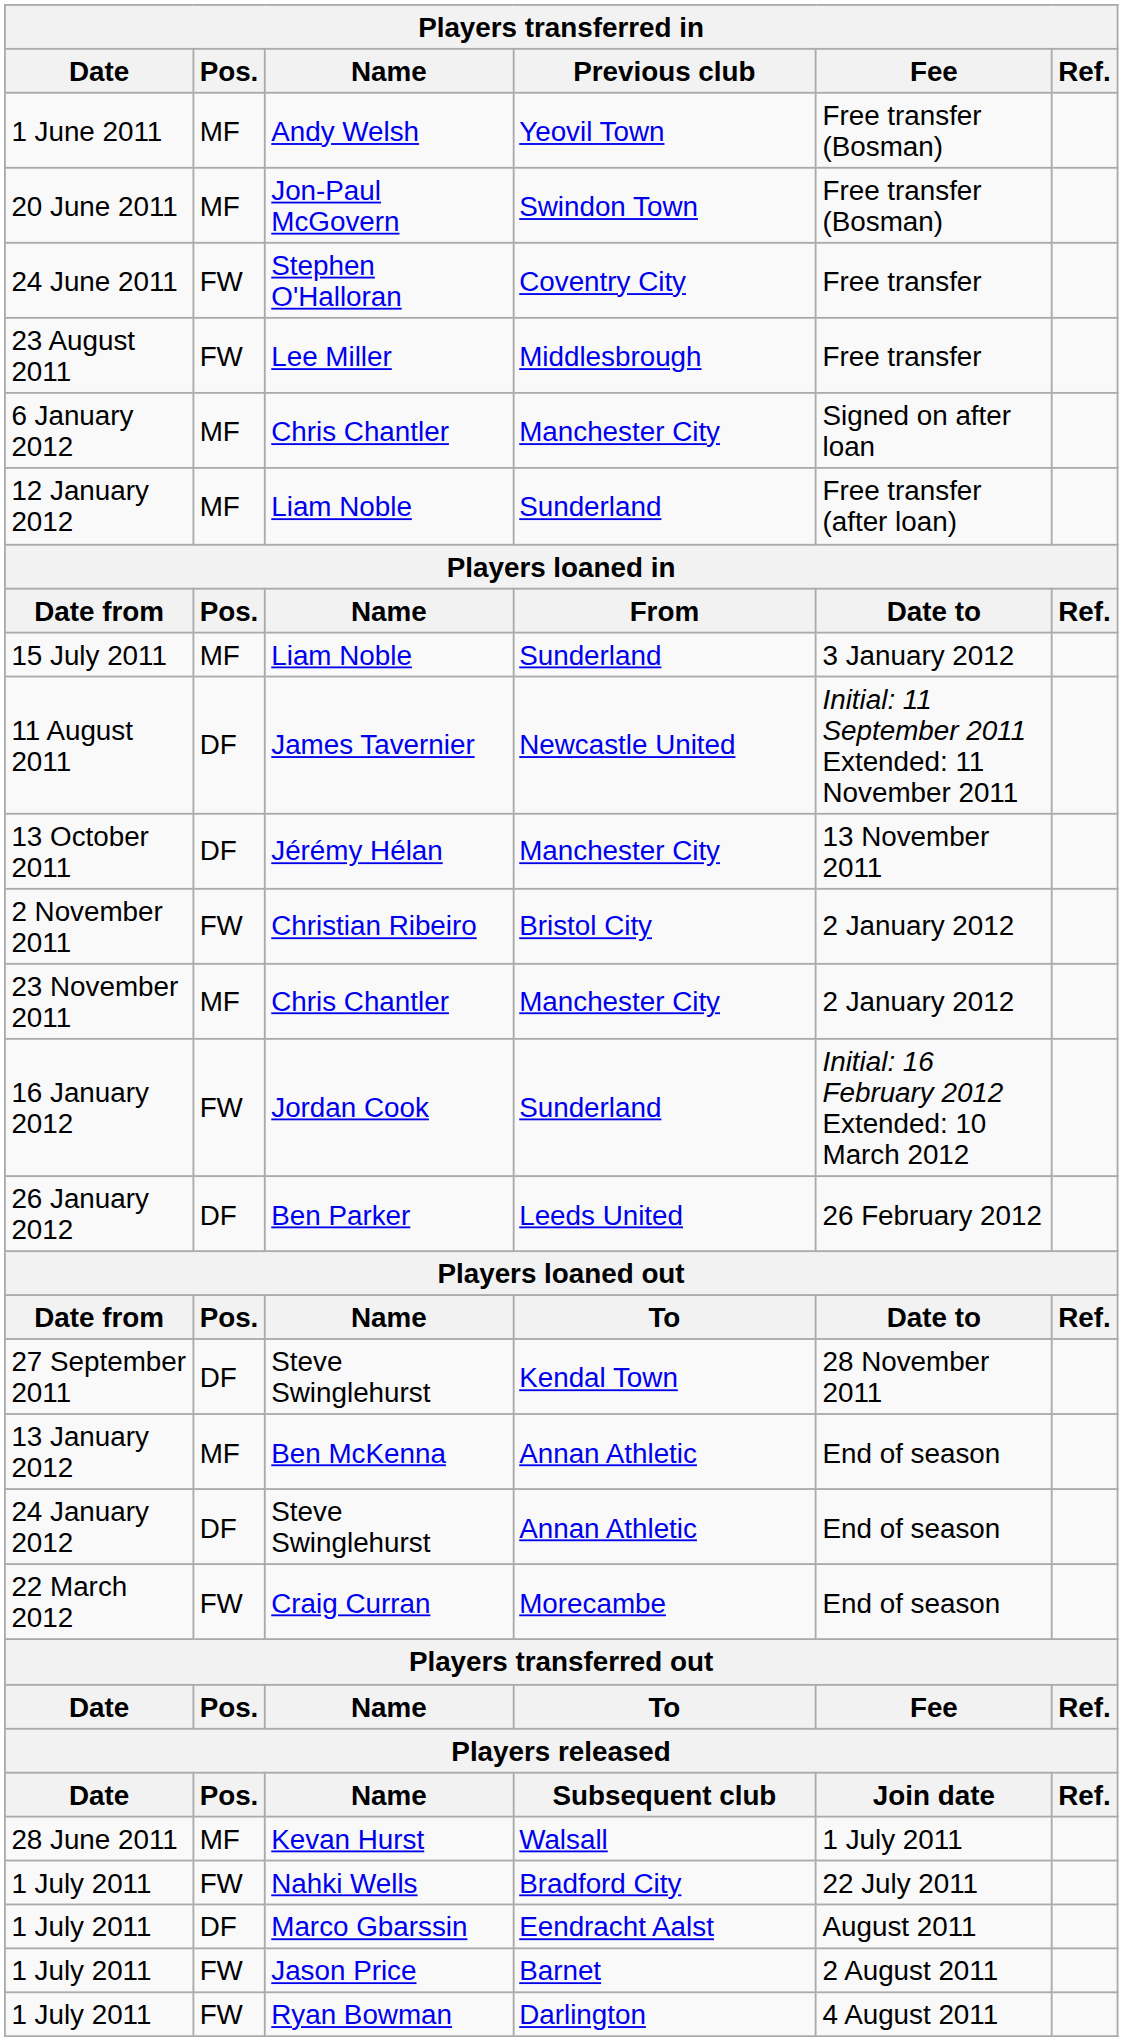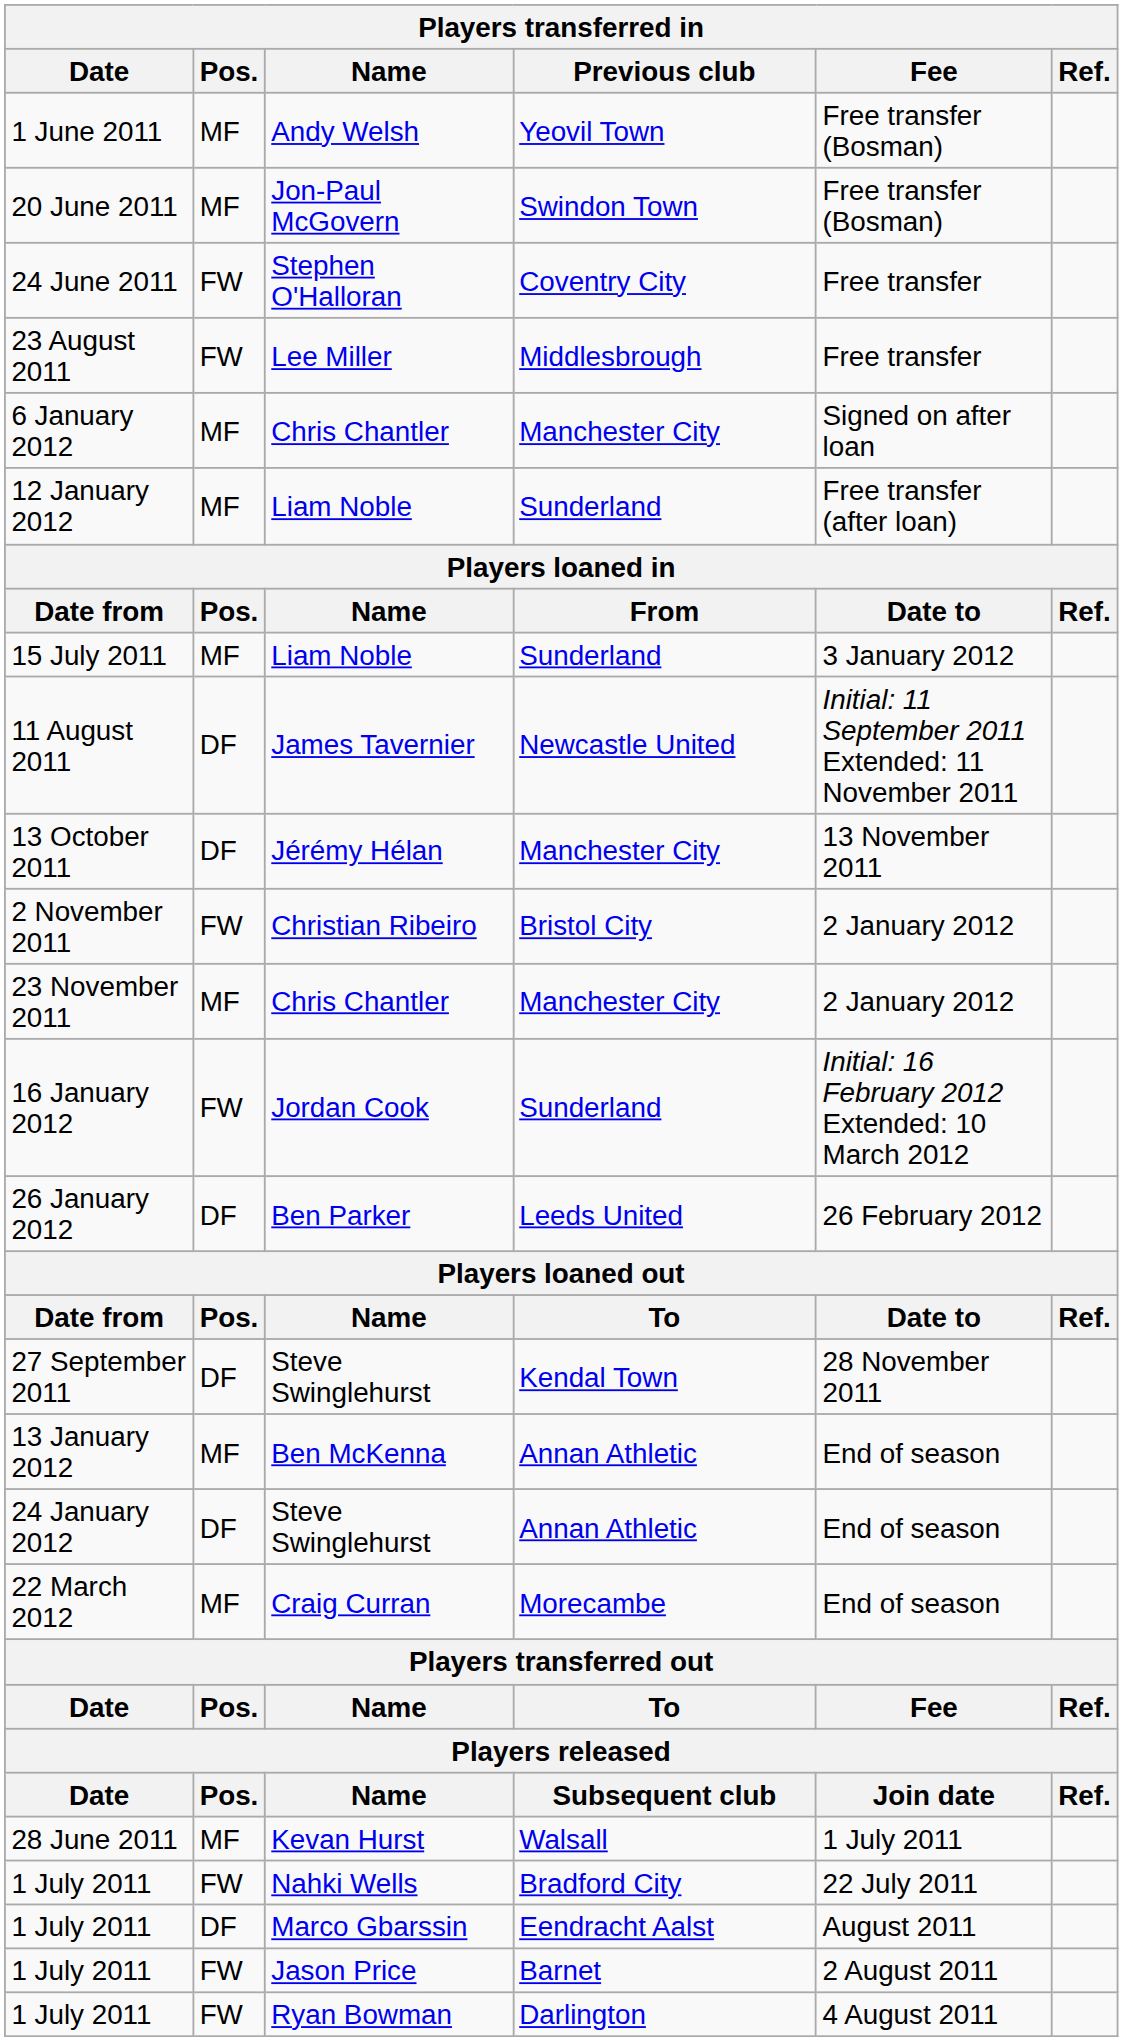(221, 1603) FW -> (220, 1603) MF
